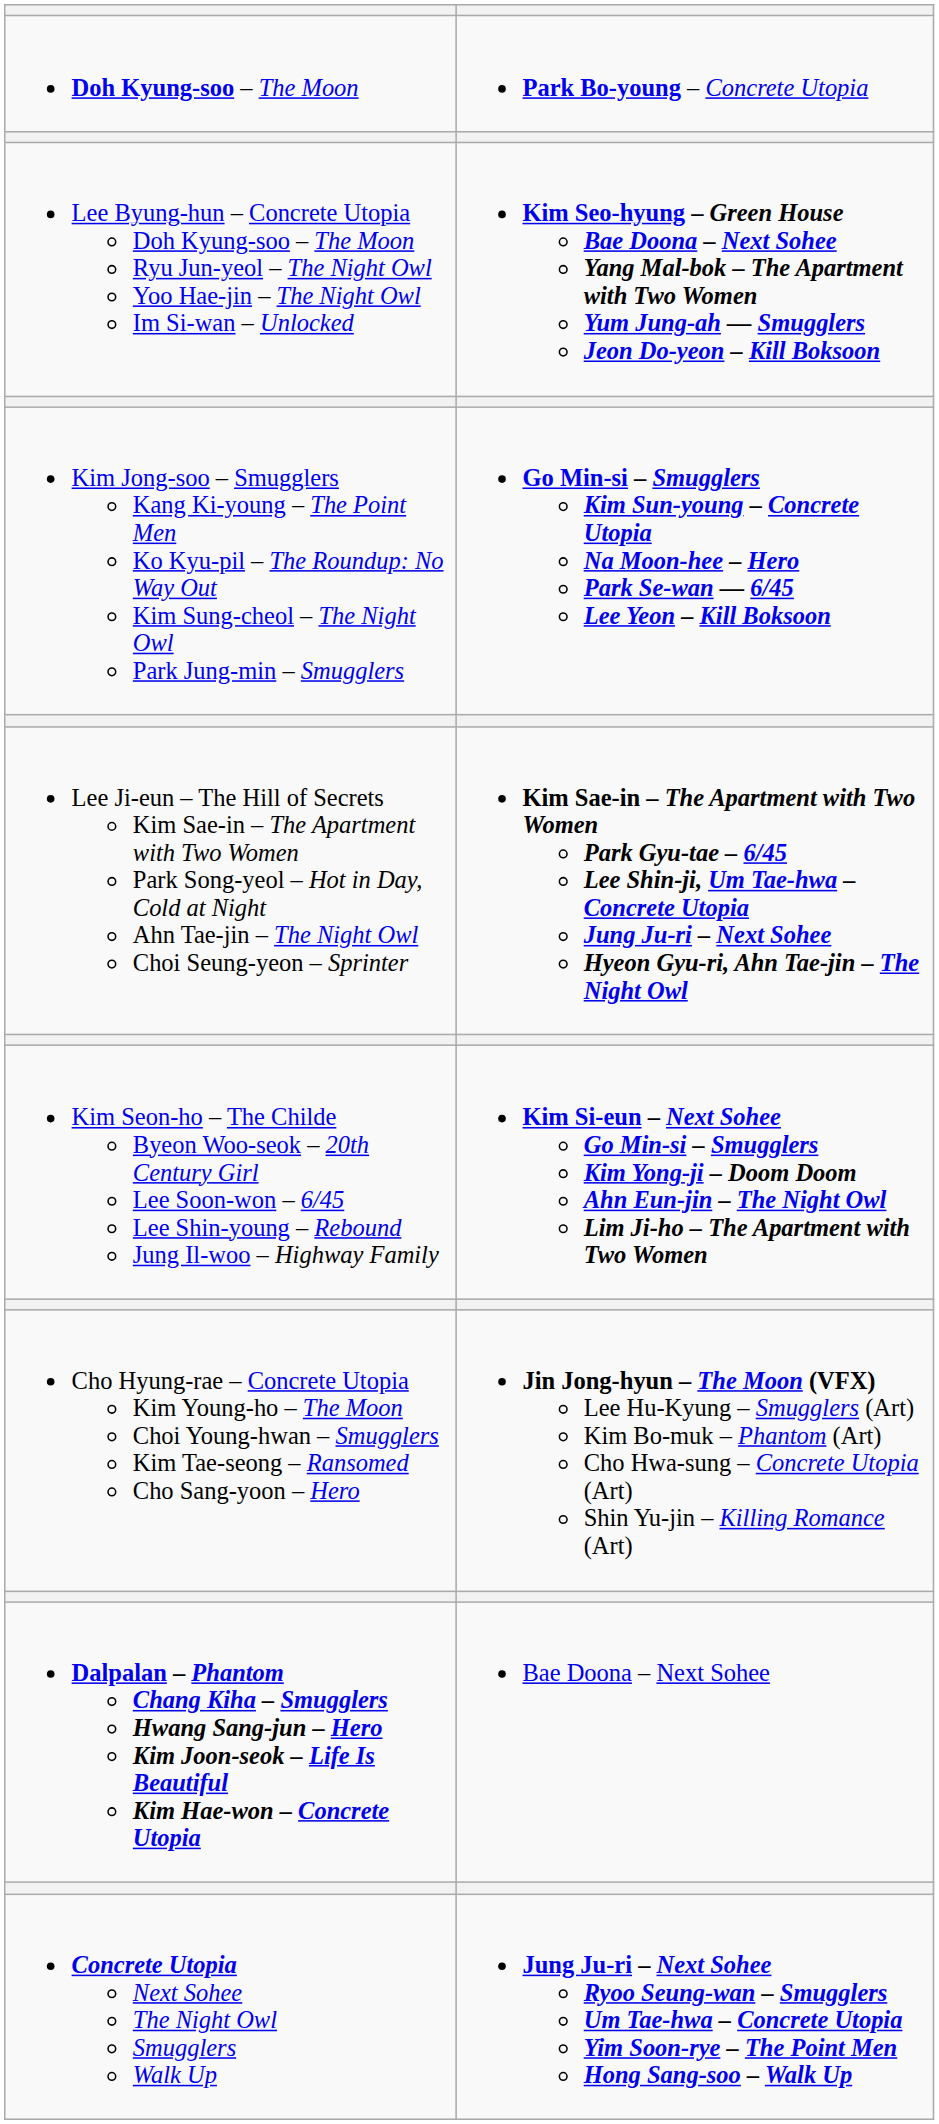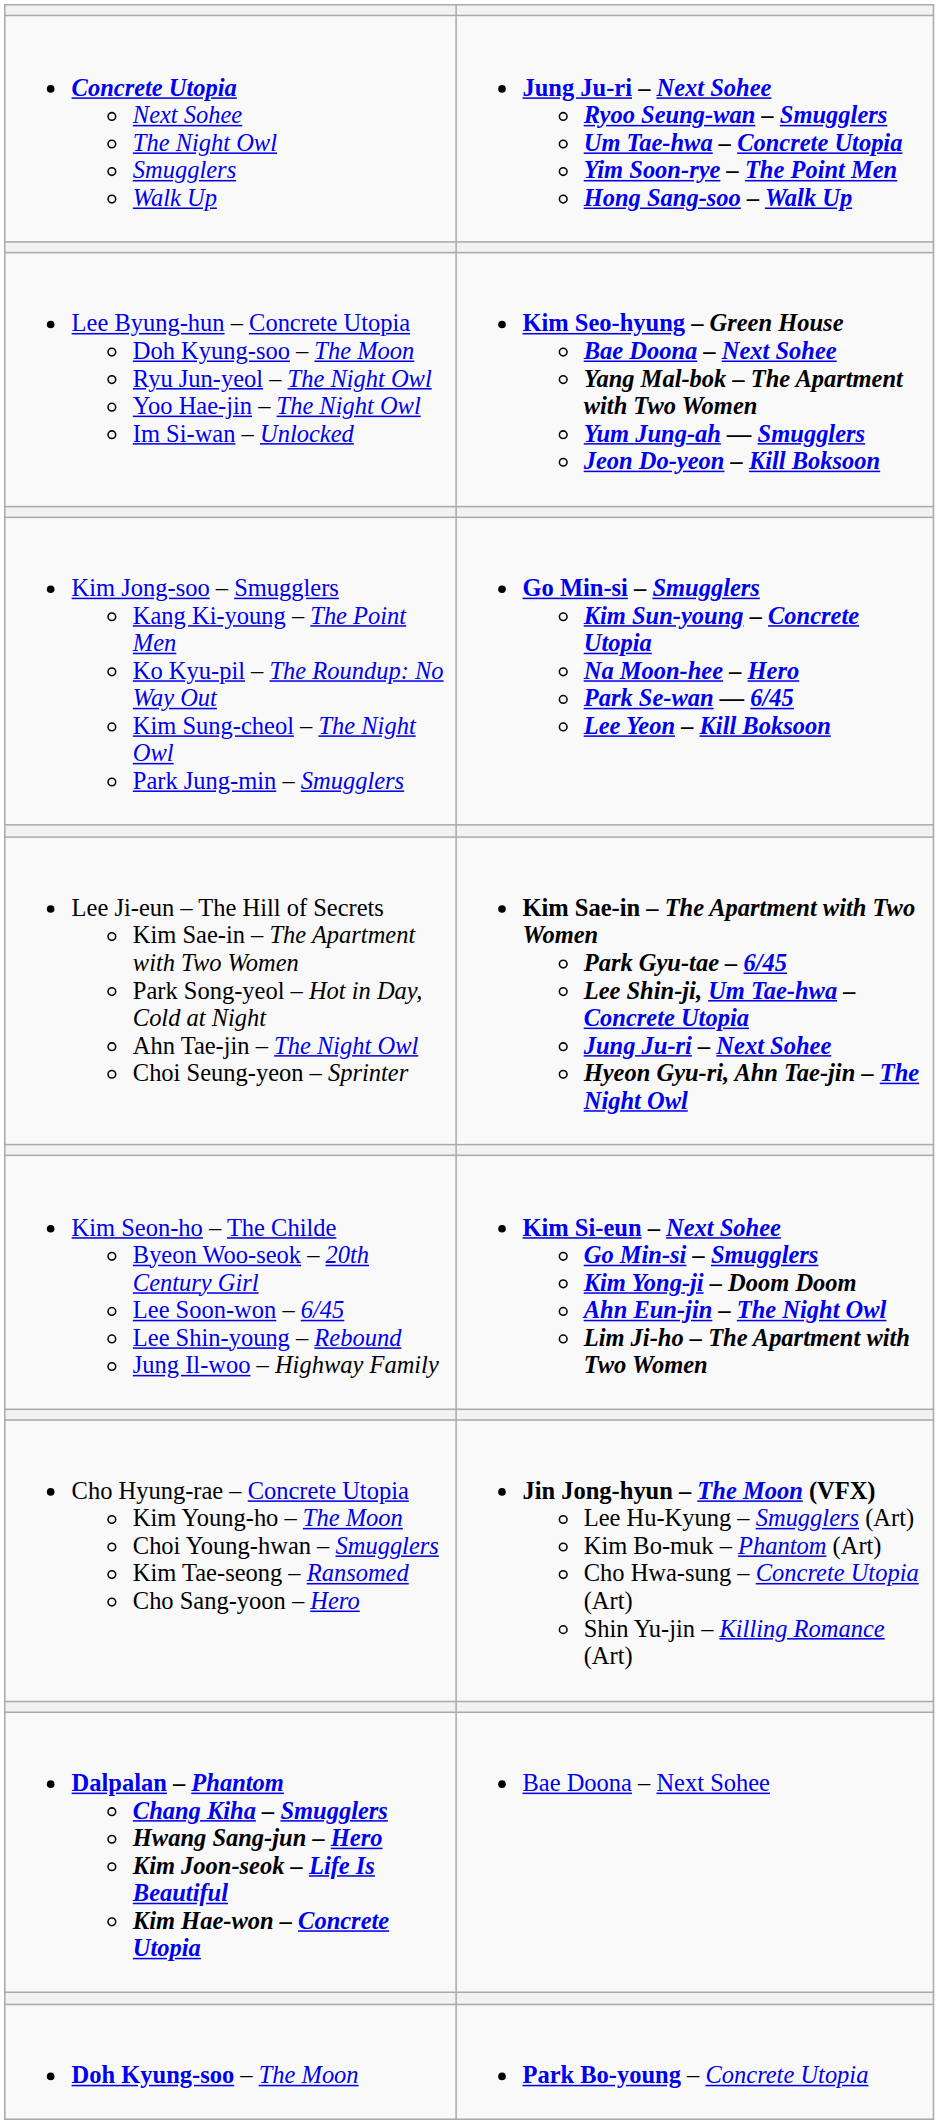rows swapped: (230, 2020) <-> (230, 87)
